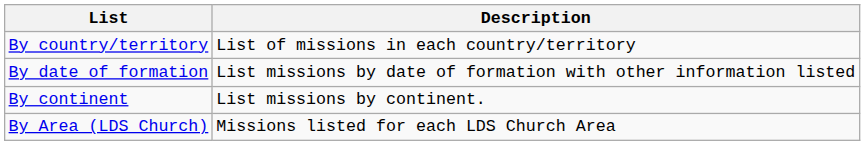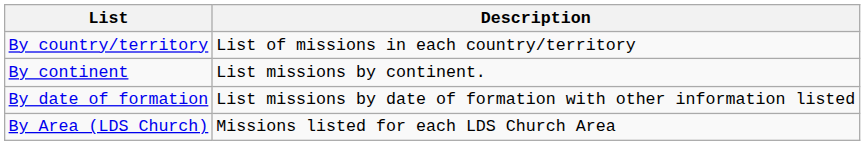rows swapped: (69, 100) <-> (108, 72)
